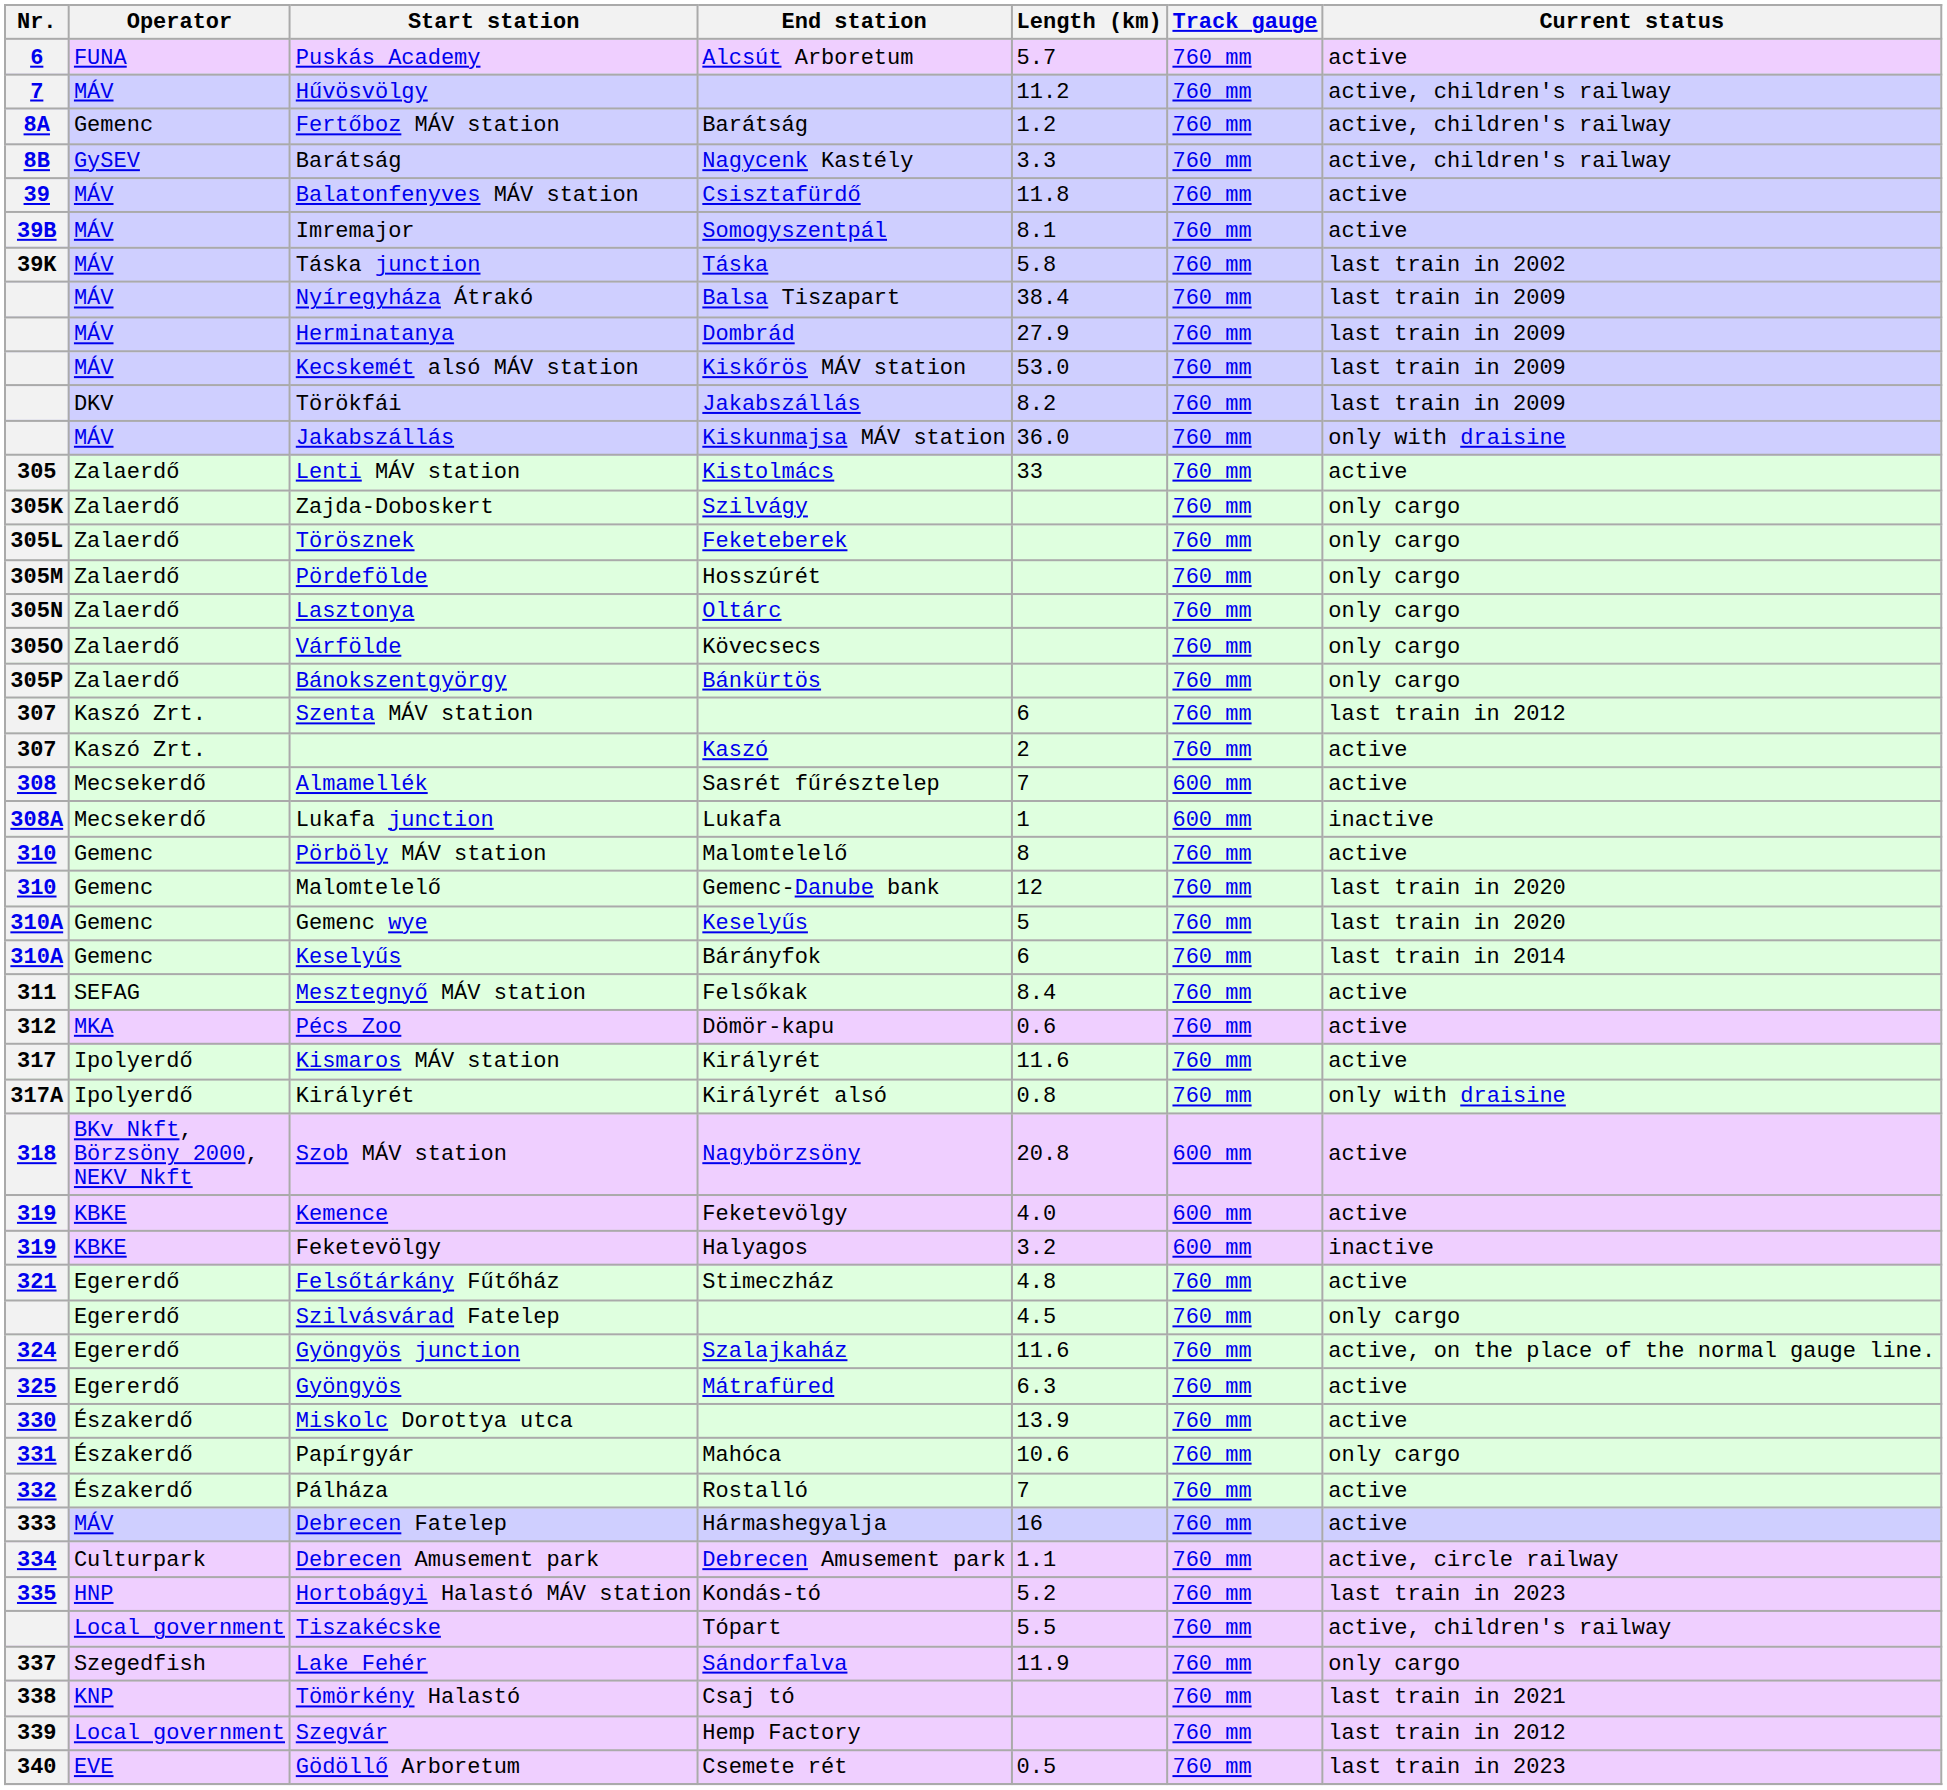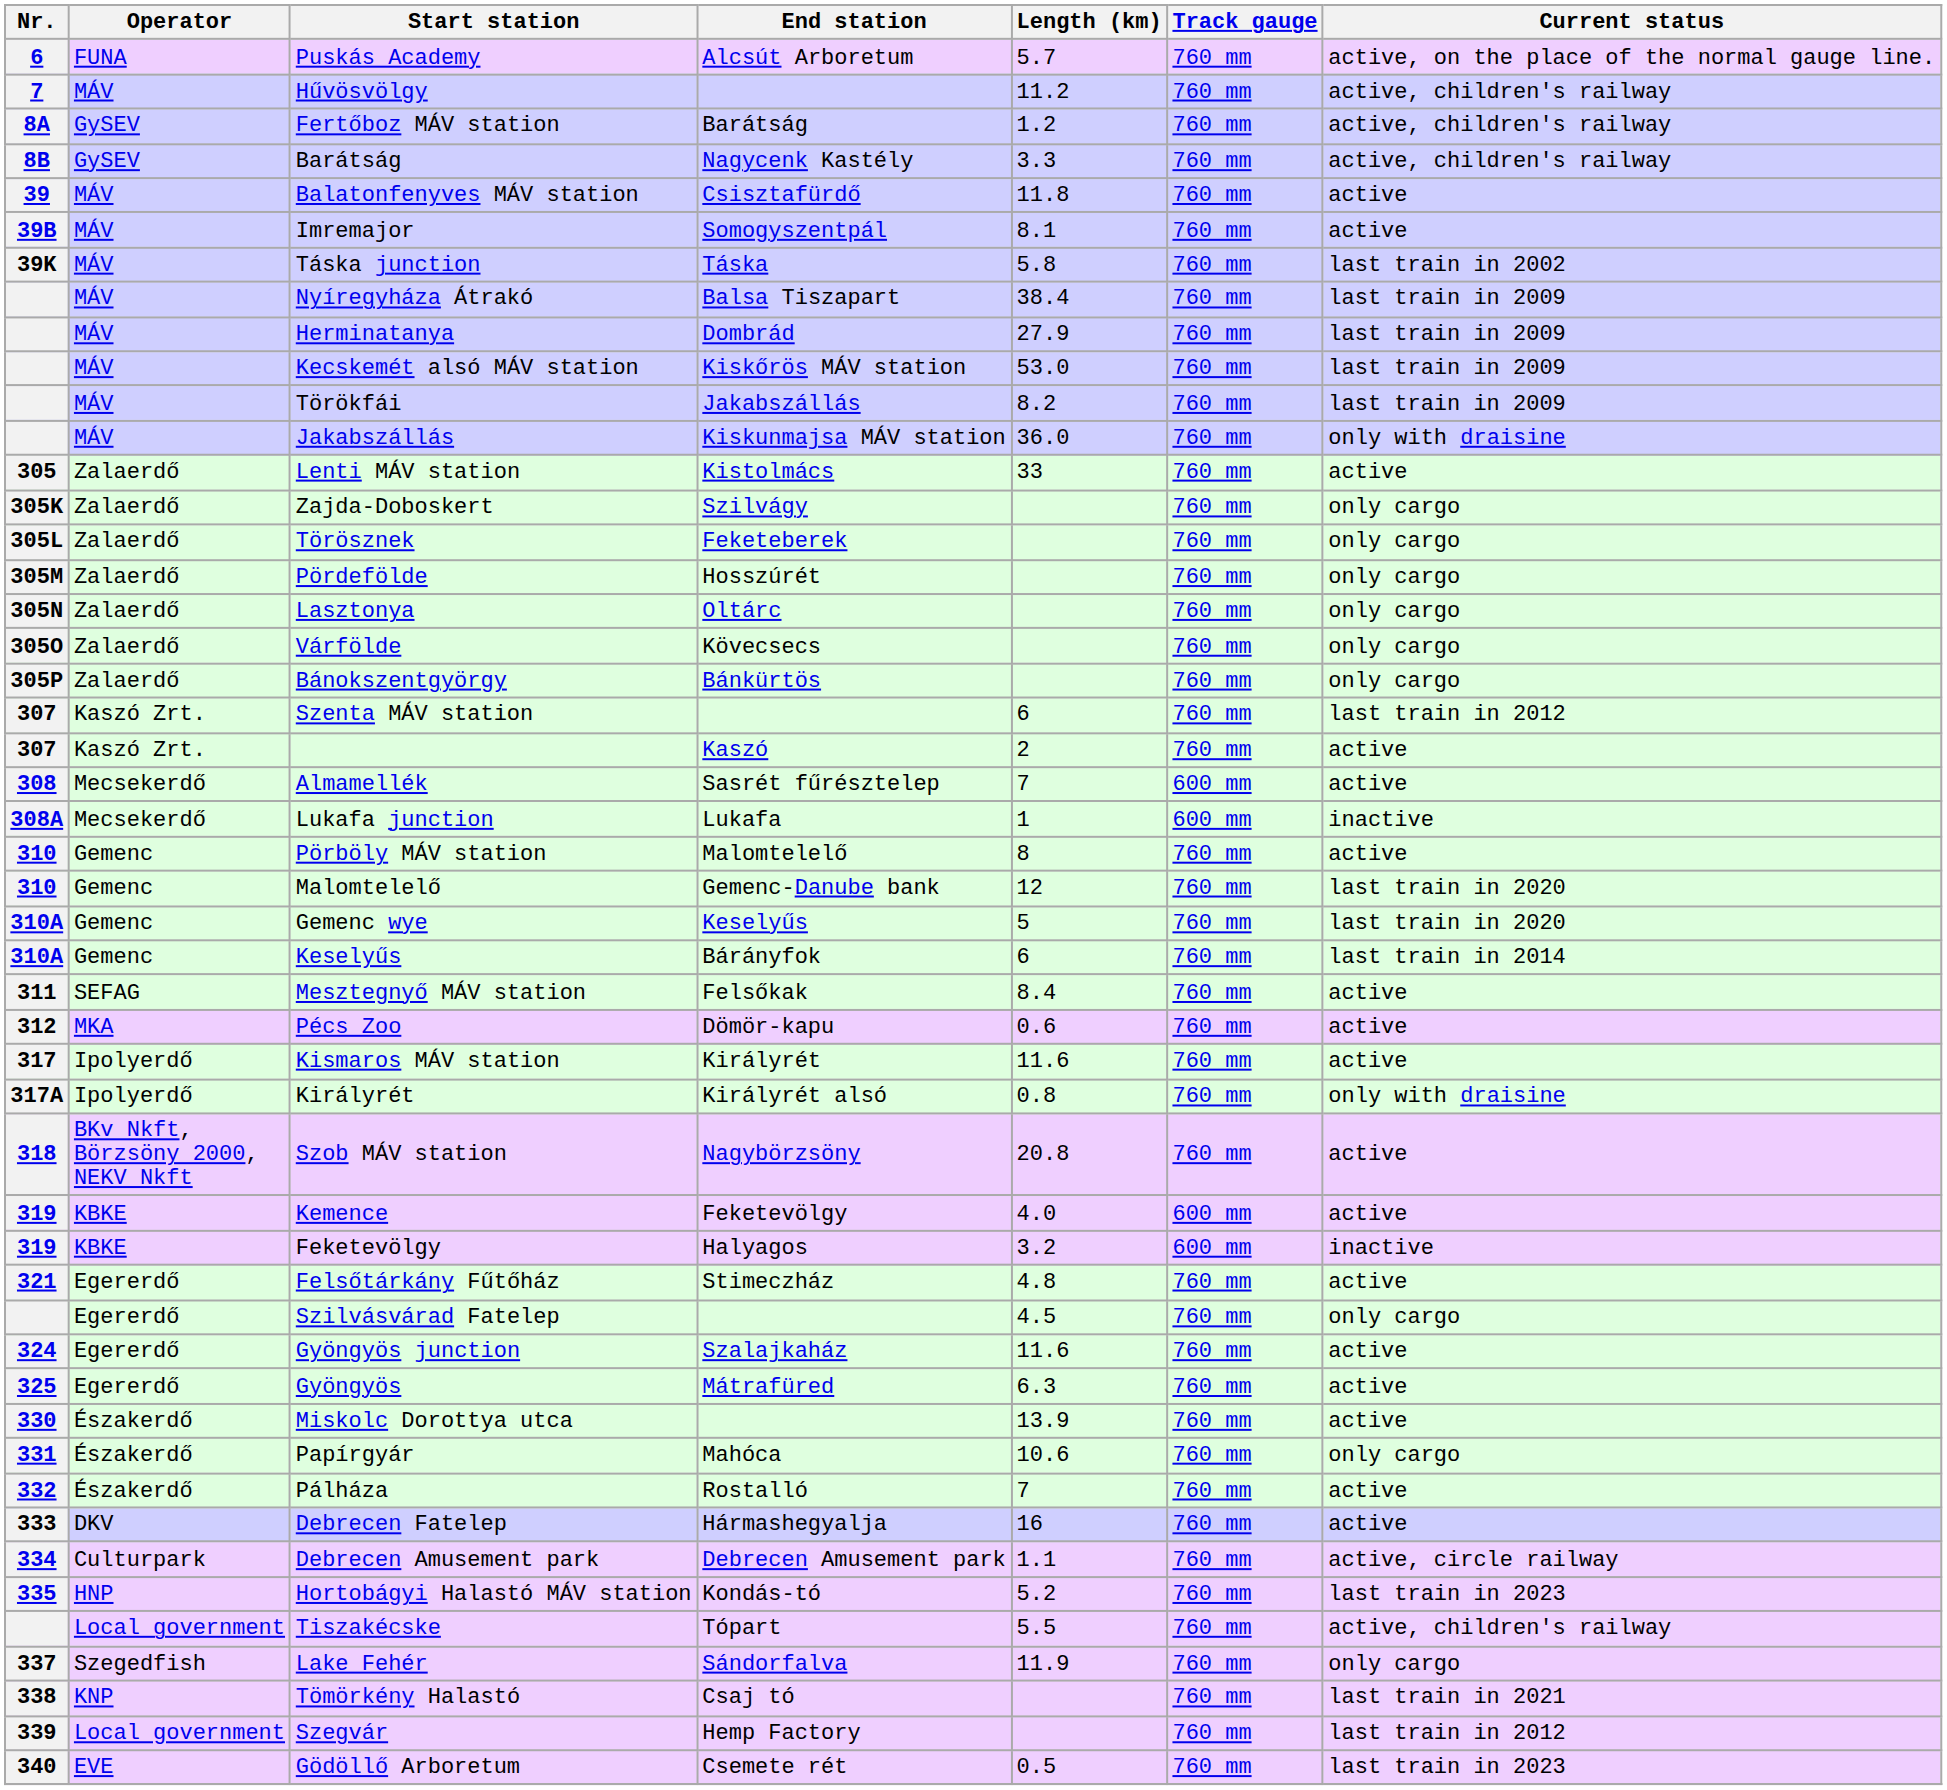(1368, 57) active -> (1632, 57) active, on the place of the normal gauge line.
(114, 126) Gemenc -> (107, 126) GySEV
(94, 403) DKV -> (94, 403) MÁV
(1212, 1155) 600 mm -> (1212, 1155) 760 mm
(1632, 1352) active, on the place of the normal gauge line. -> (1368, 1352) active
(94, 1525) MÁV -> (94, 1525) DKV
